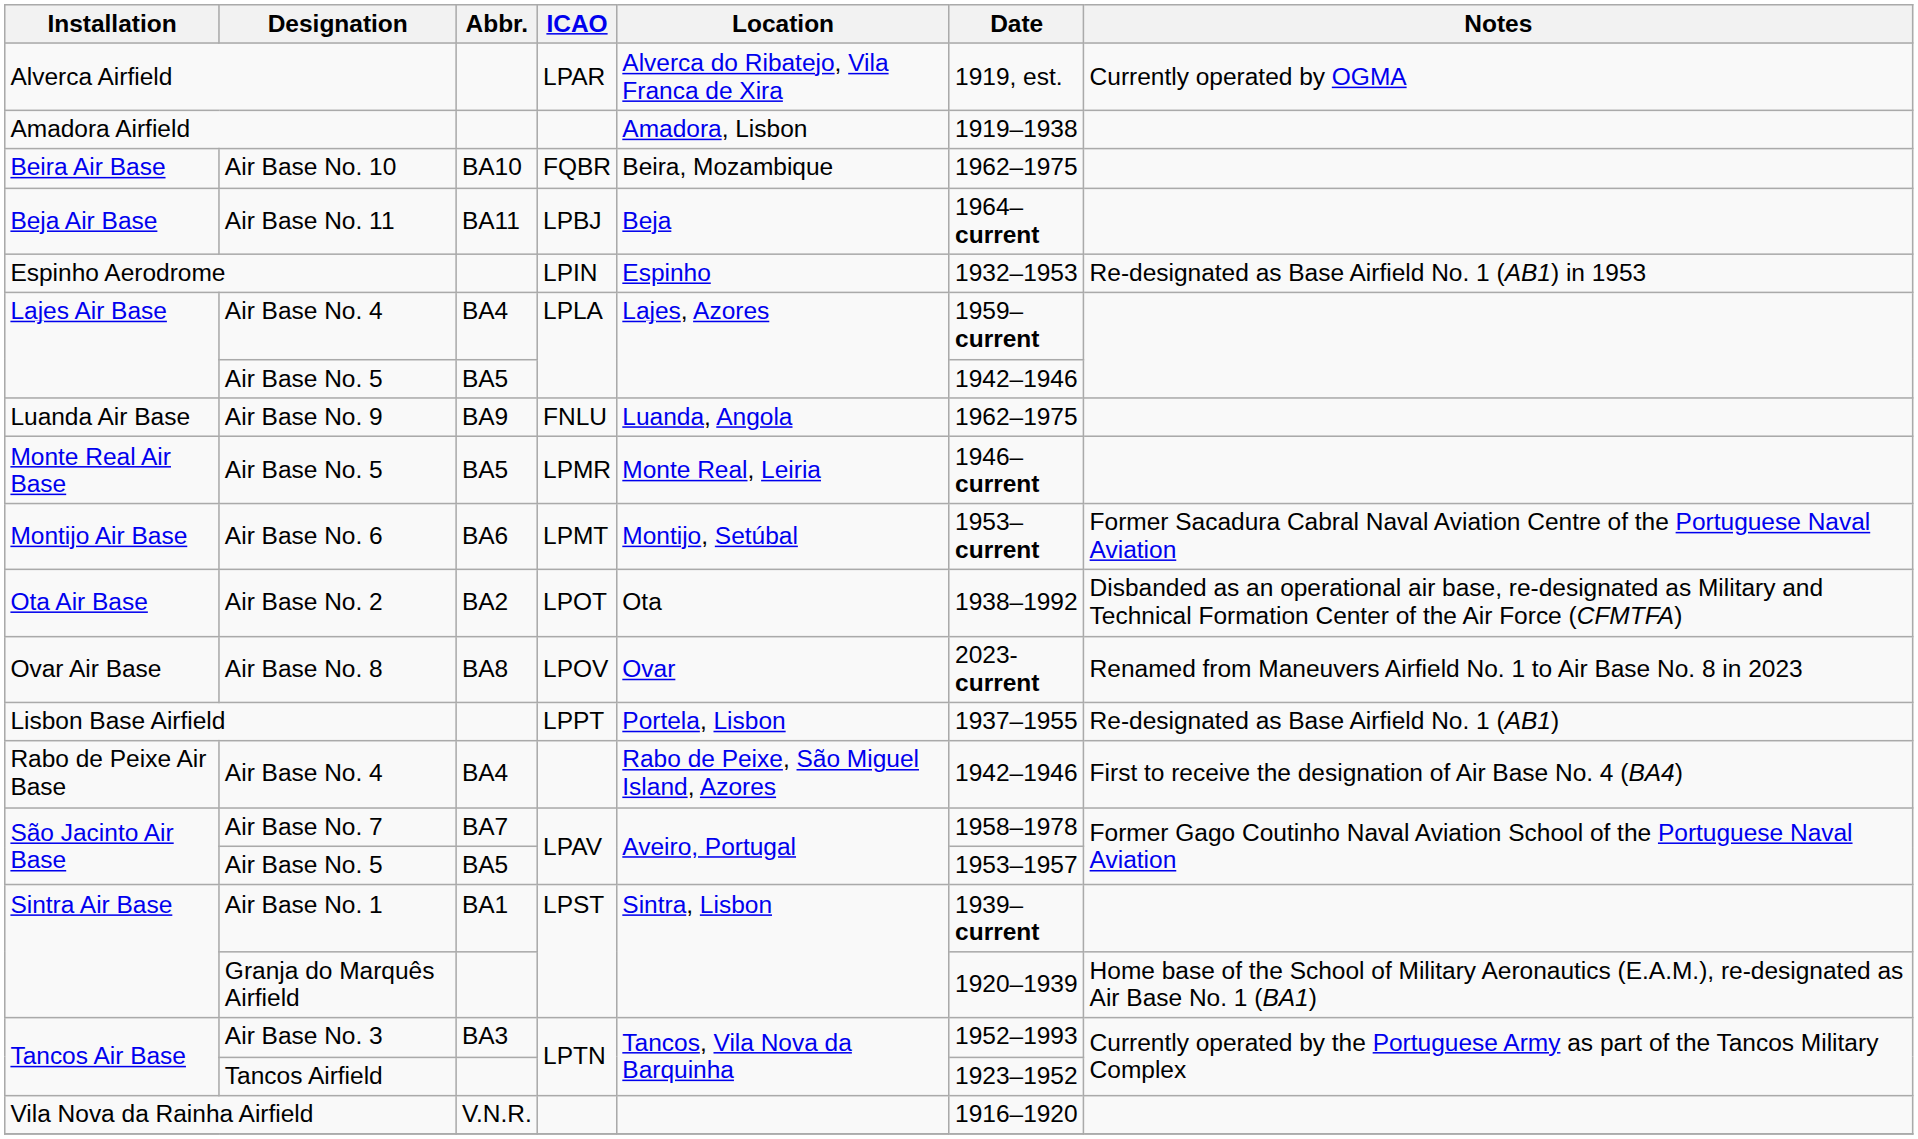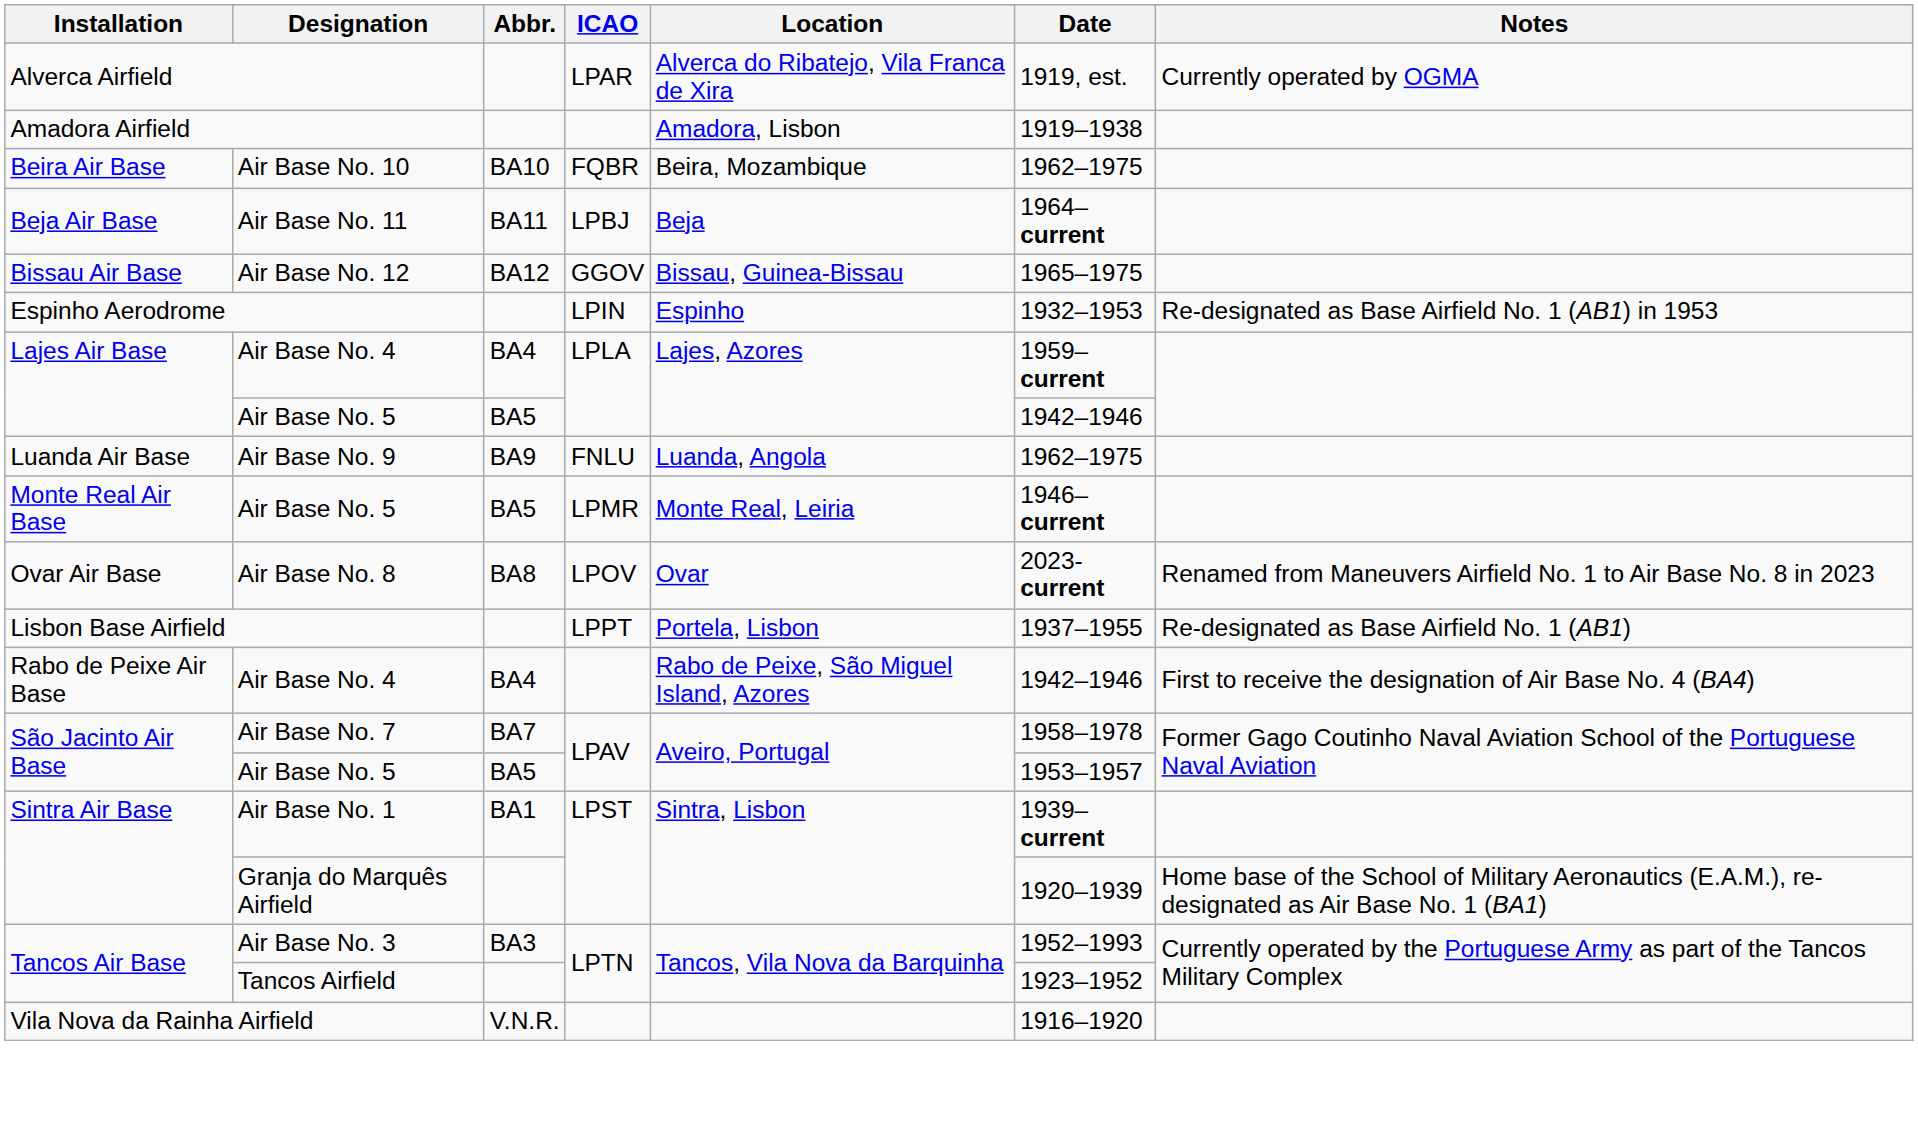+ row: (96, 273)
- row: (99, 536)
- row: (79, 602)
